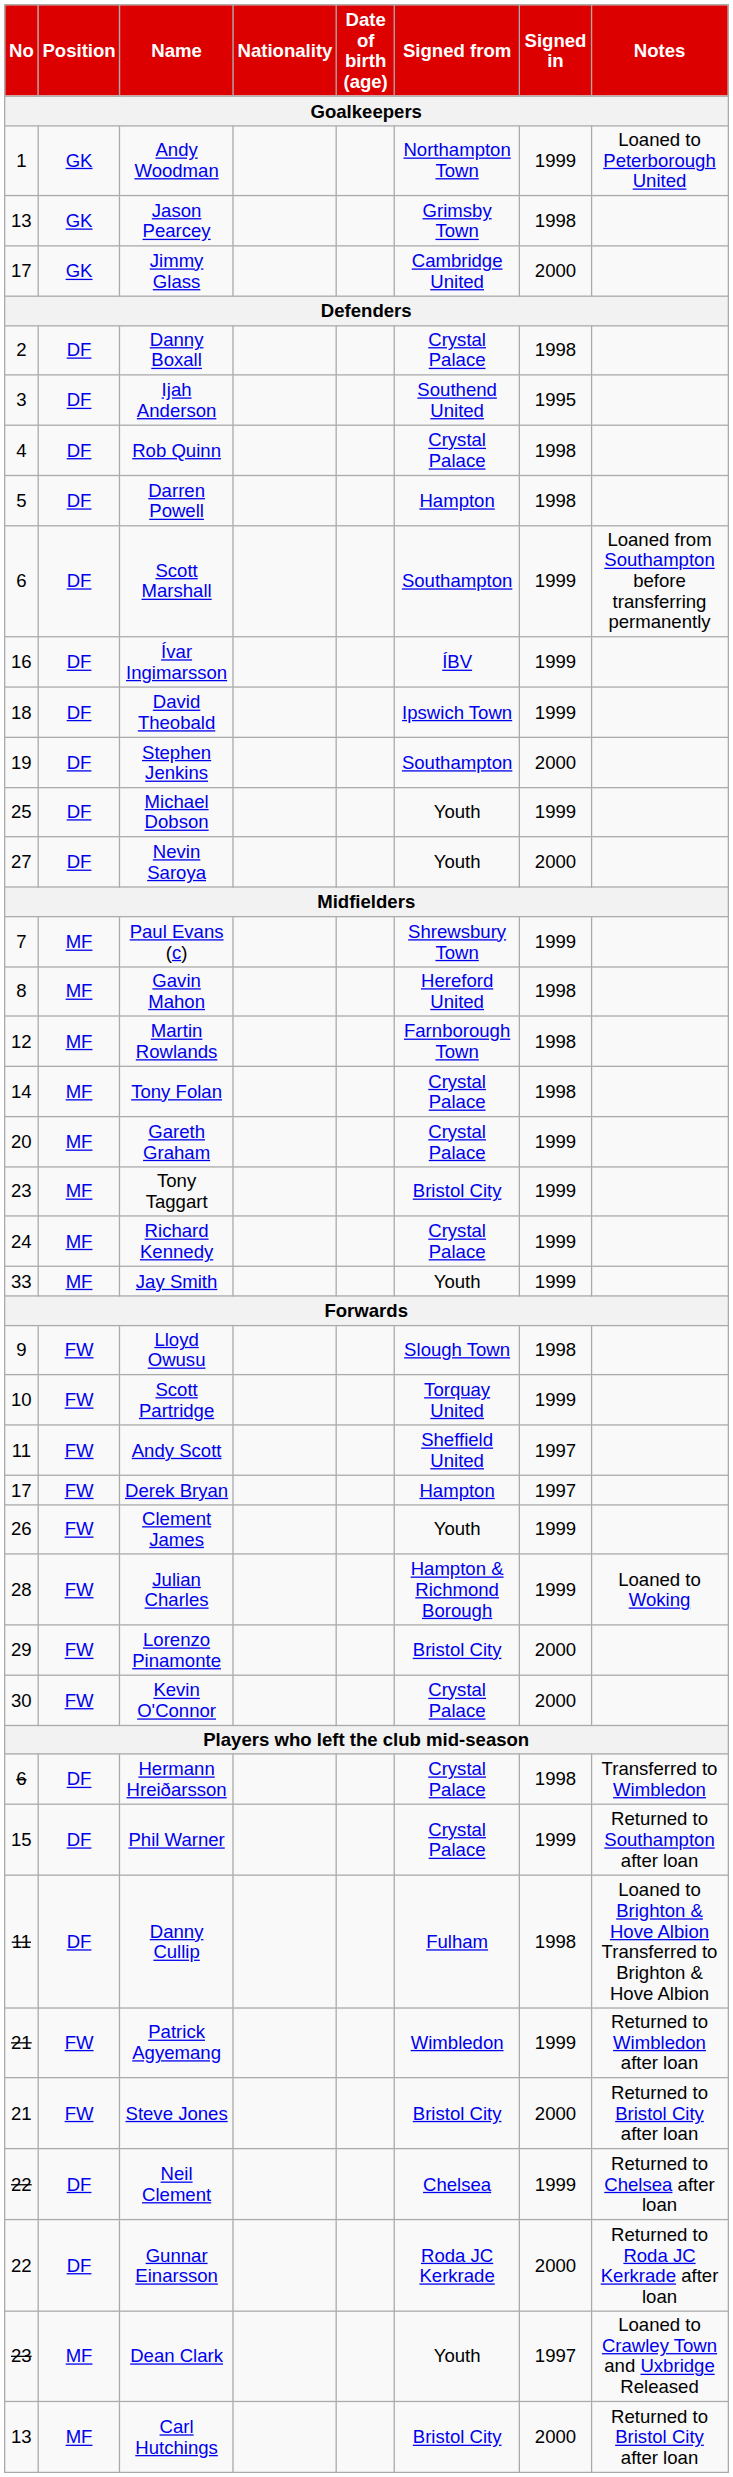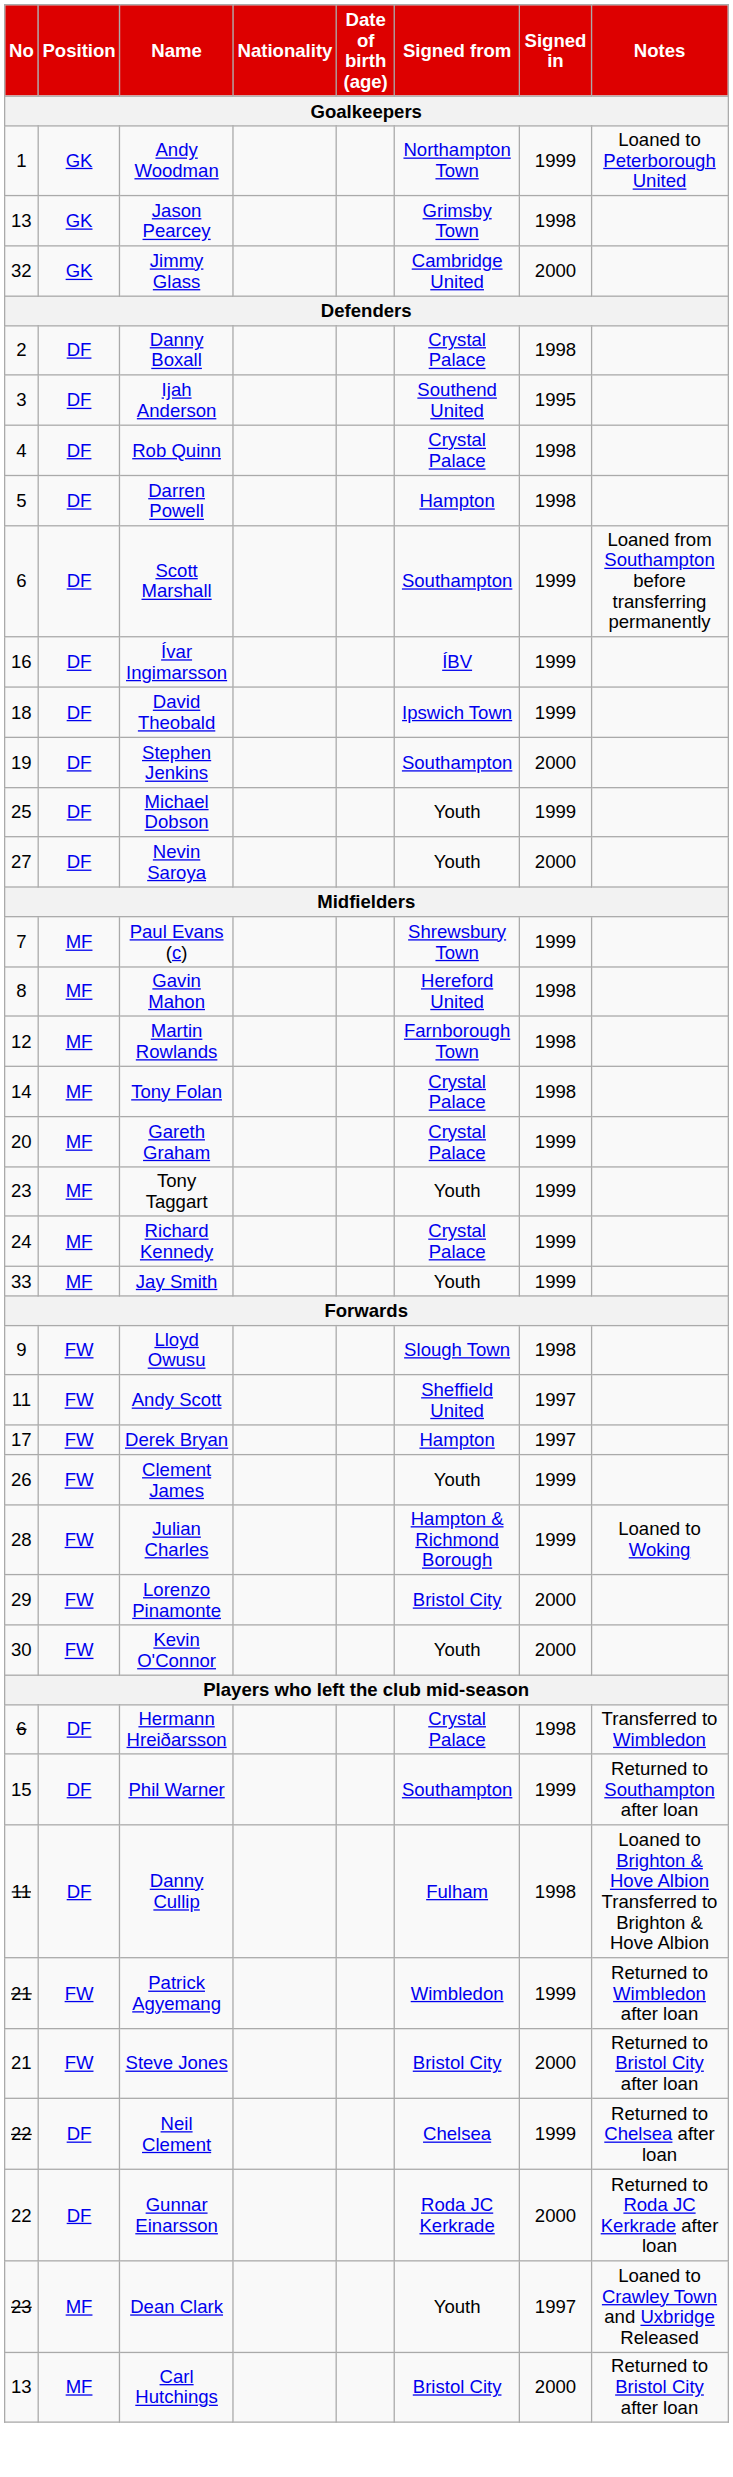(21, 271) 17 -> (21, 271) 32
(457, 1192) Bristol City -> (457, 1192) Youth
- row: (177, 1400)
(457, 1700) Crystal Palace -> (457, 1650) Youth
(457, 1840) Crystal Palace -> (457, 1790) Southampton
